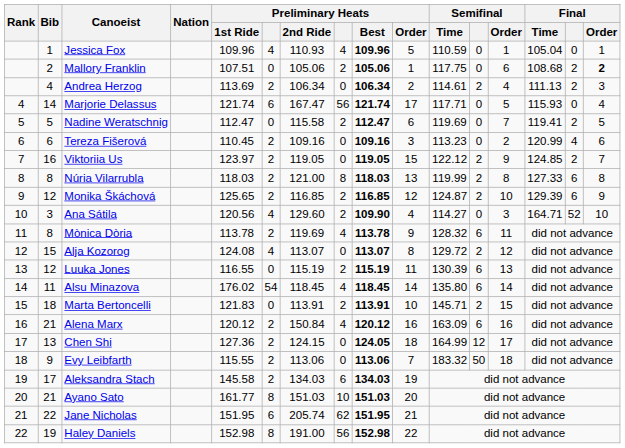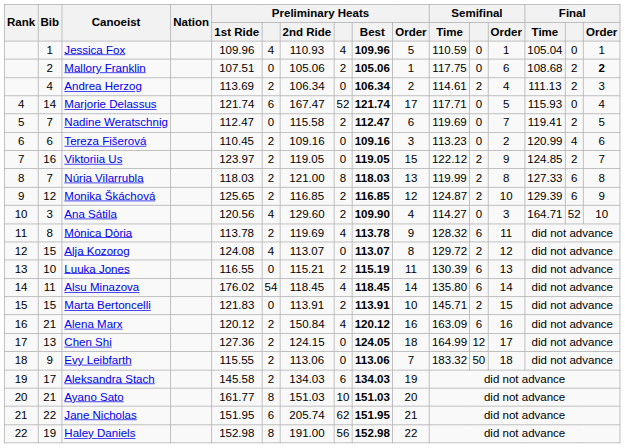(343, 104) 56 -> (343, 104) 52
(50, 123) 5 -> (50, 123) 7
(50, 178) 8 -> (50, 178) 7
(50, 269) 12 -> (50, 269) 10
(307, 269) 115.19 -> (307, 269) 115.21
(50, 305) 18 -> (50, 305) 15
